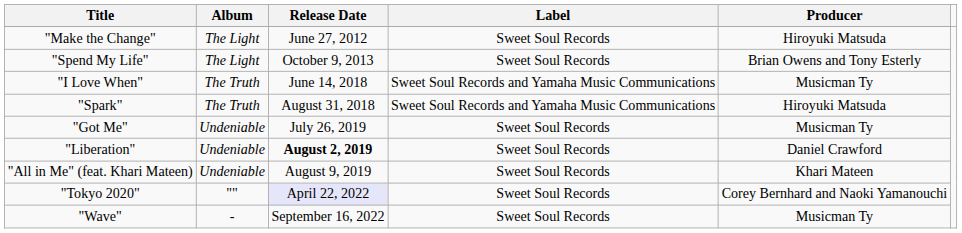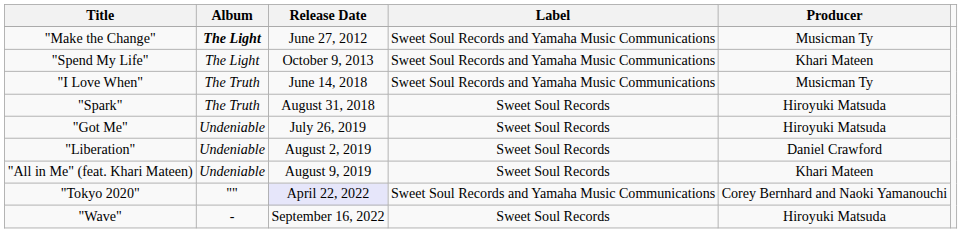(232, 37) normal -> (232, 37) bold
(553, 37) Sweet Soul Records -> (553, 37) Sweet Soul Records and Yamaha Music Communications
(834, 37) Hiroyuki Matsuda -> (834, 37) Musicman Ty
(553, 60) Sweet Soul Records -> (553, 60) Sweet Soul Records and Yamaha Music Communications
(834, 60) Brian Owens and Tony Esterly -> (834, 60) Khari Mateen
(553, 104) Sweet Soul Records and Yamaha Music Communications -> (553, 104) Sweet Soul Records
(834, 127) Musicman Ty -> (834, 127) Hiroyuki Matsuda
(328, 149) bold -> (328, 149) normal
(553, 194) Sweet Soul Records -> (553, 194) Sweet Soul Records and Yamaha Music Communications
(834, 216) Musicman Ty -> (834, 216) Hiroyuki Matsuda
